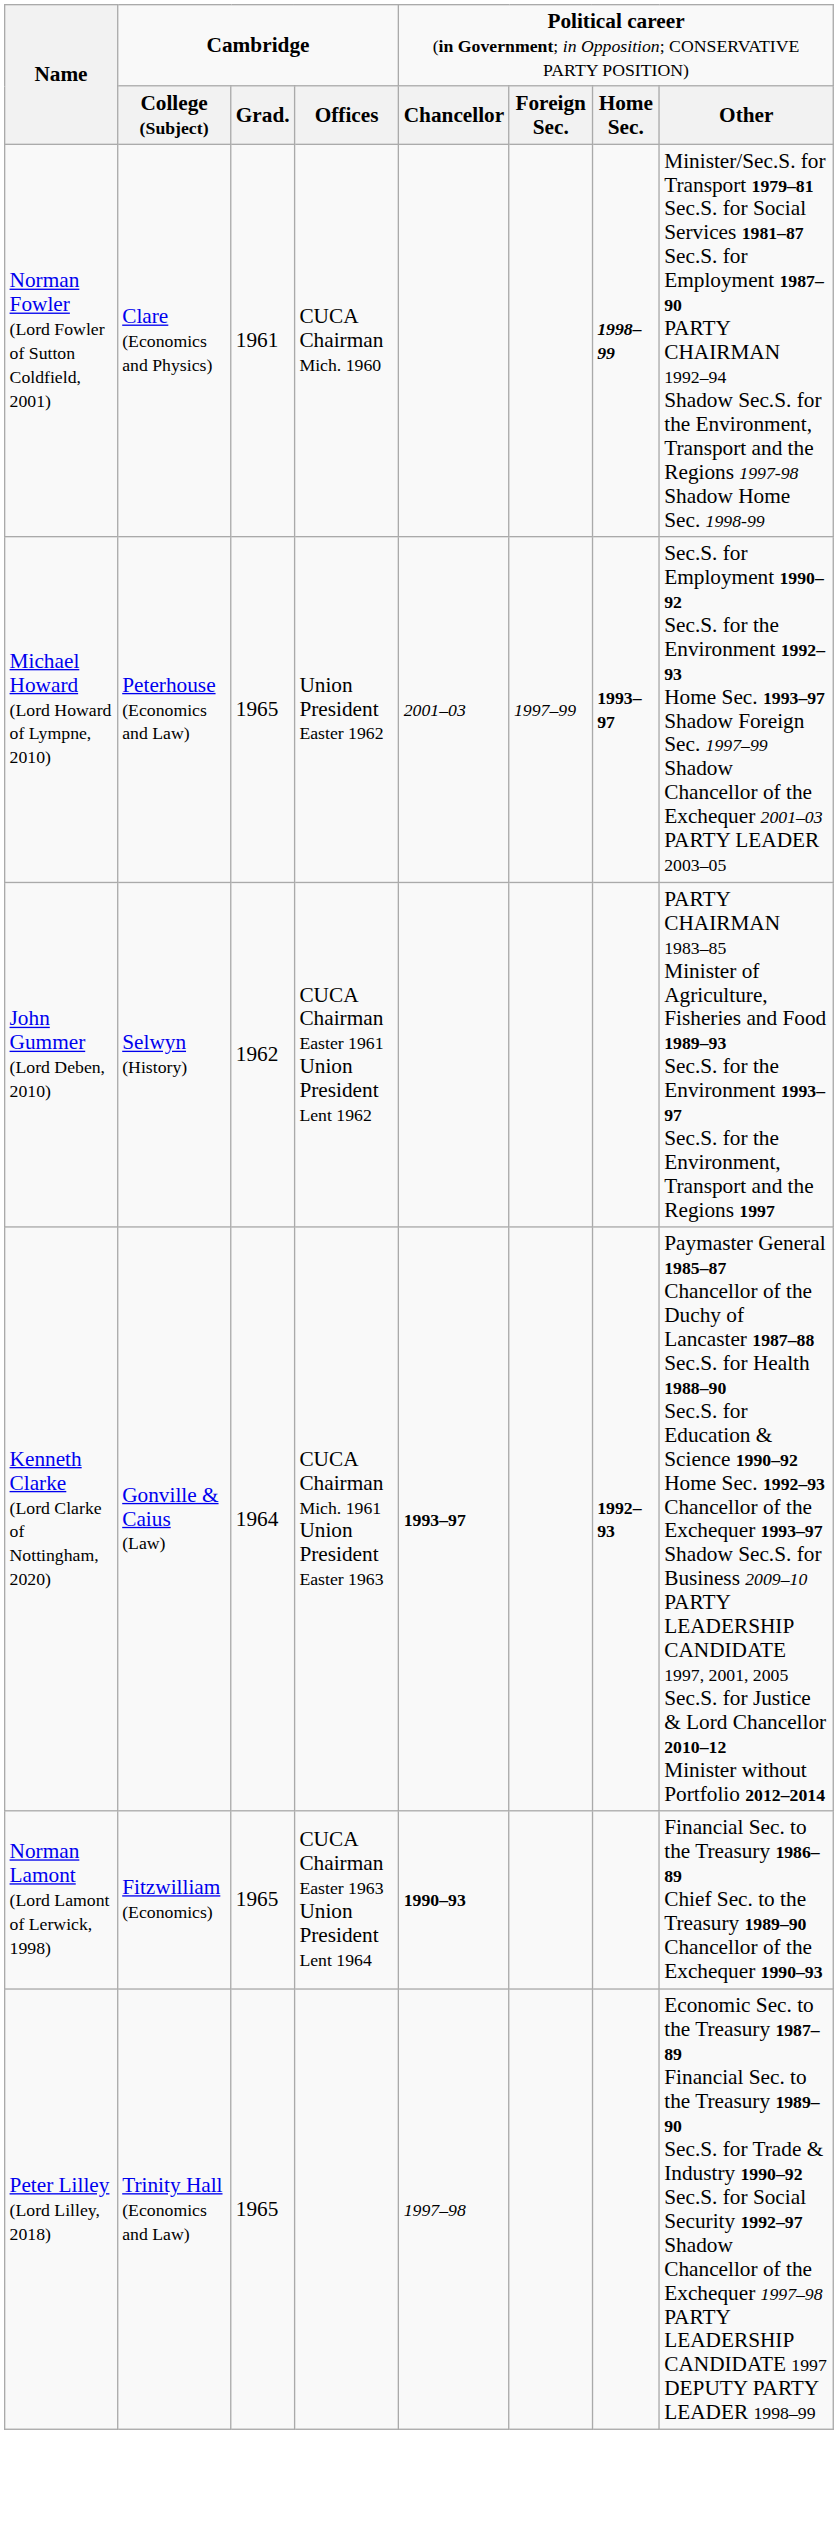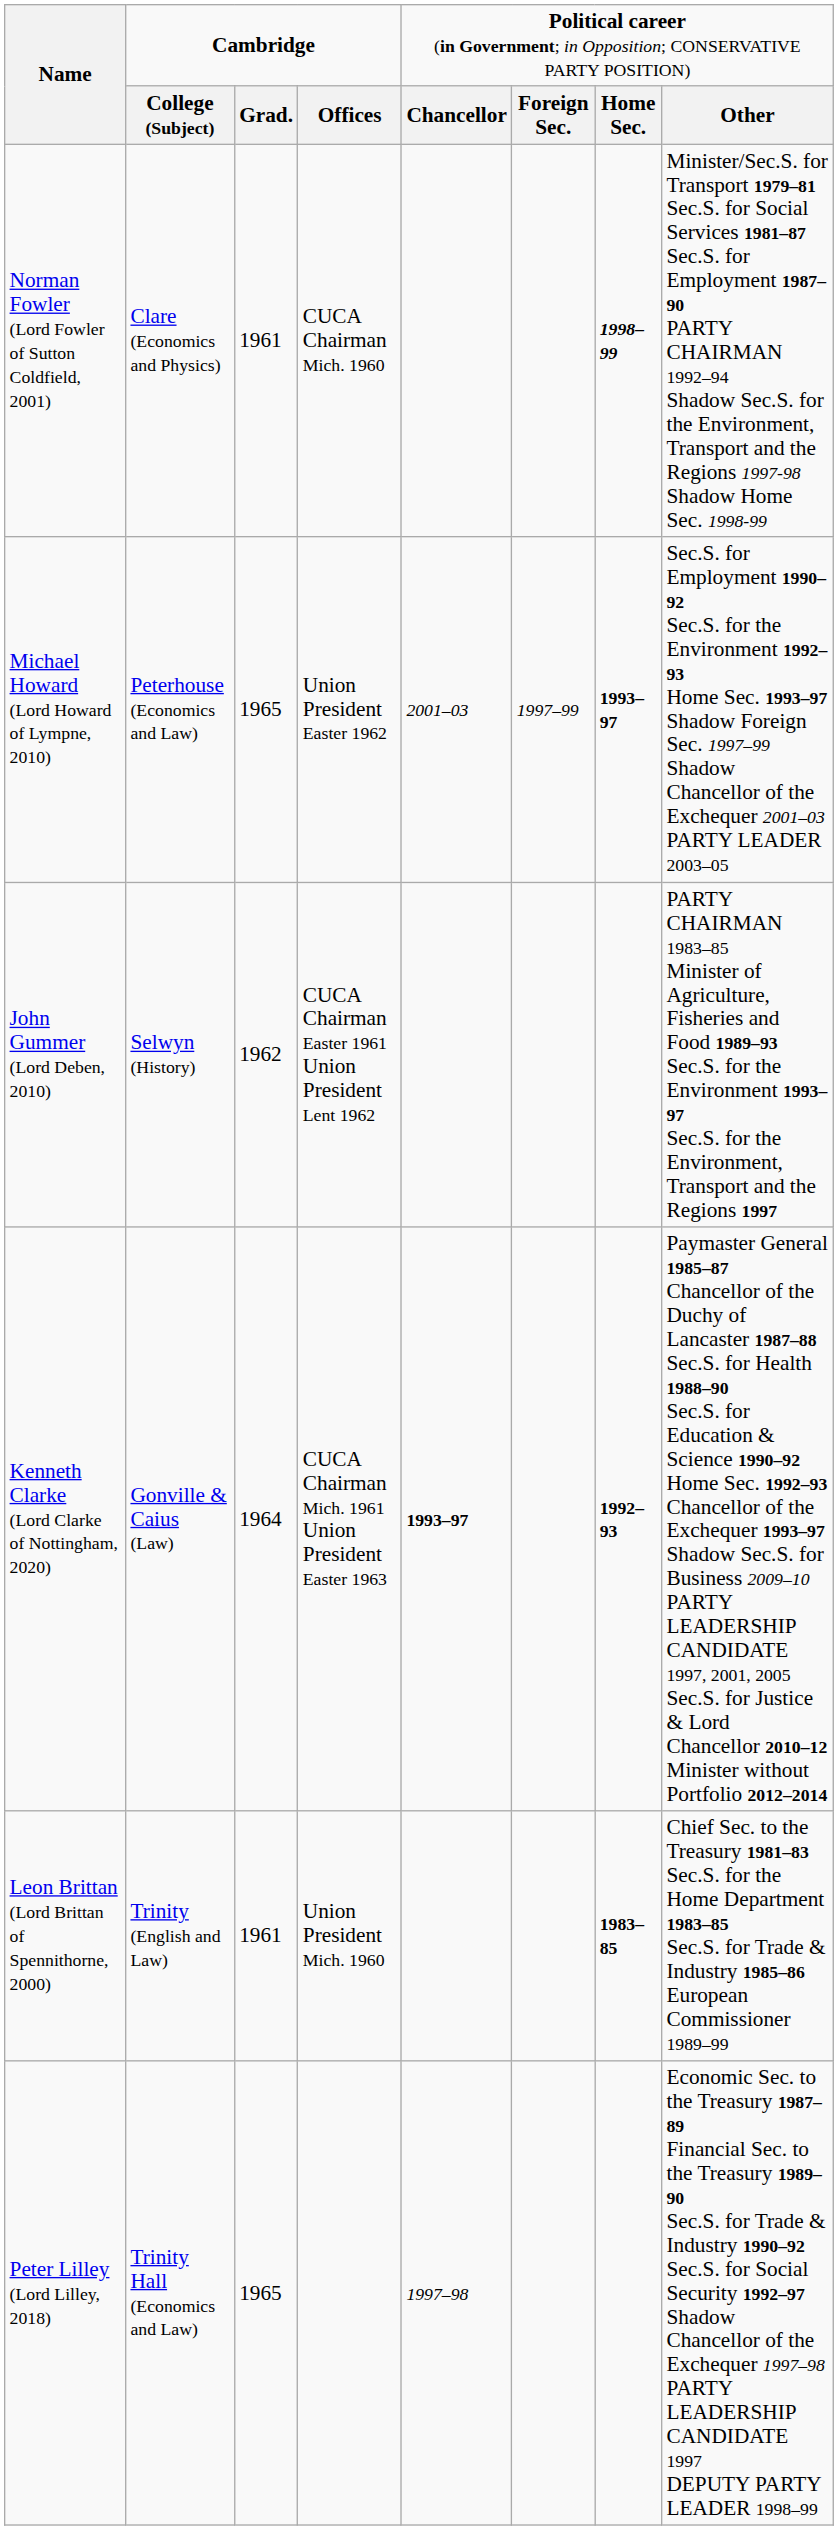+ row: (64, 1935)
- row: (60, 1899)
